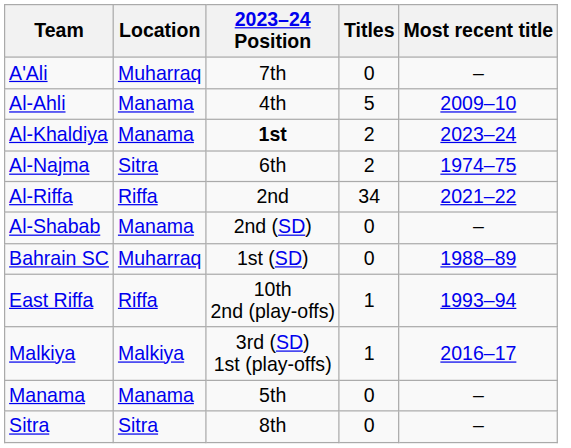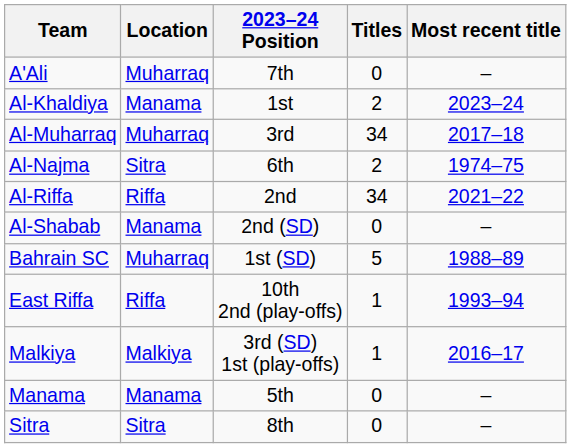- row: (37, 103)
(273, 134) bold -> (280, 103) normal
+ row: (63, 134)
(369, 258) 0 -> (377, 258) 5
